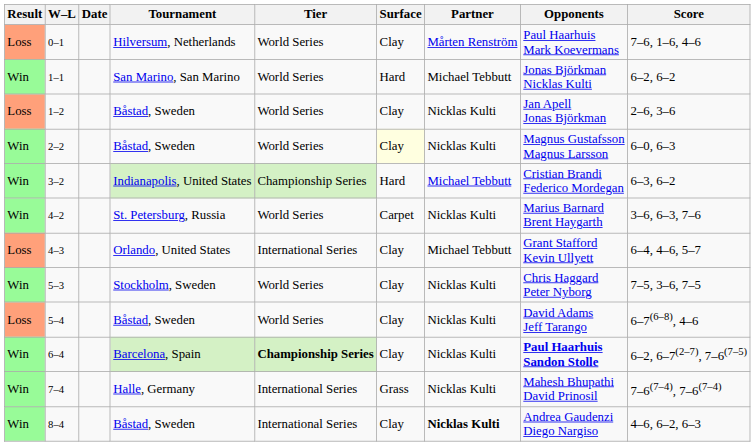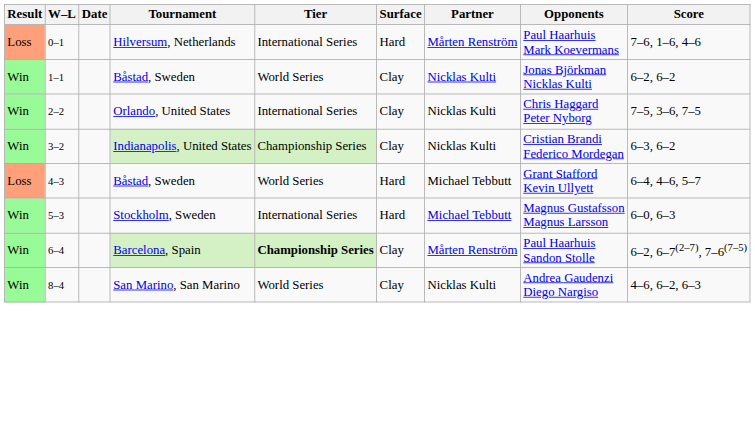(290, 42) World Series -> (307, 42) International Series
(392, 42) Clay -> (392, 42) Hard
(177, 76) San Marino, San Marino -> (154, 76) Båstad, Sweden
(392, 76) Hard -> (392, 76) Clay
(469, 76) Michael Tebbutt -> (462, 76) Nicklas Kulti
- row: (56, 112)
(154, 146) Båstad, Sweden -> (172, 111) Orlando, United States
(290, 146) World Series -> (307, 111) International Series
(392, 146) lightyellow background -> (392, 111) no background
(574, 146) Magnus Gustafsson Magnus Larsson -> (561, 111) Chris Haggard Peter Nyborg
(653, 146) 6–0, 6–3 -> (666, 111) 7–5, 3–6, 7–5
(392, 180) Hard -> (392, 146) Clay
(469, 180) Michael Tebbutt -> (462, 146) Nicklas Kulti
- row: (56, 216)
(172, 250) Orlando, United States -> (154, 180) Båstad, Sweden
(307, 250) International Series -> (290, 180) World Series
(392, 250) Clay -> (392, 180) Hard
(290, 285) World Series -> (307, 215) International Series
(392, 285) Clay -> (392, 215) Hard
(462, 285) Nicklas Kulti -> (469, 215) Michael Tebbutt
(561, 285) Chris Haggard Peter Nyborg -> (574, 215) Magnus Gustafsson Magnus Larsson
(666, 285) 7–5, 3–6, 7–5 -> (653, 215) 6–0, 6–3
- row: (56, 320)
(462, 354) Nicklas Kulti -> (472, 250) Mårten Renström
(563, 354) bold -> (559, 250) normal
- row: (56, 389)
(154, 423) Båstad, Sweden -> (177, 285) San Marino, San Marino
(307, 423) International Series -> (290, 285) World Series
(464, 423) bold -> (462, 285) normal
